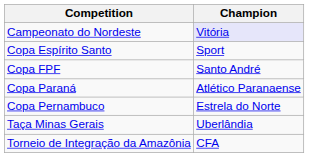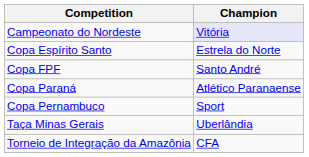(210, 50) Sport -> (238, 50) Estrela do Norte
(238, 106) Estrela do Norte -> (210, 106) Sport
